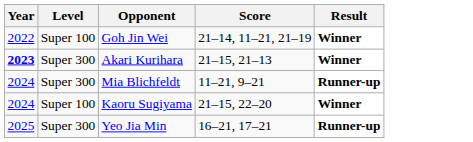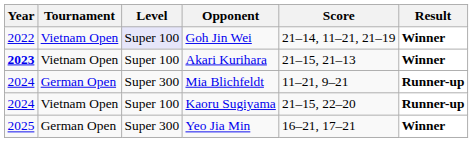+ column: (79, 15)
(68, 38) no background -> (152, 38) lavender background
(68, 60) Super 300 -> (152, 60) Super 100
(340, 104) Winner -> (433, 104) Runner-up
(349, 126) Runner-up -> (423, 126) Winner
